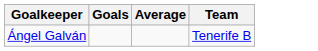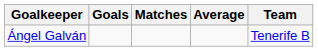+ column: (161, 14)
